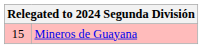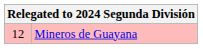(18, 33) 15 -> (18, 33) 12
